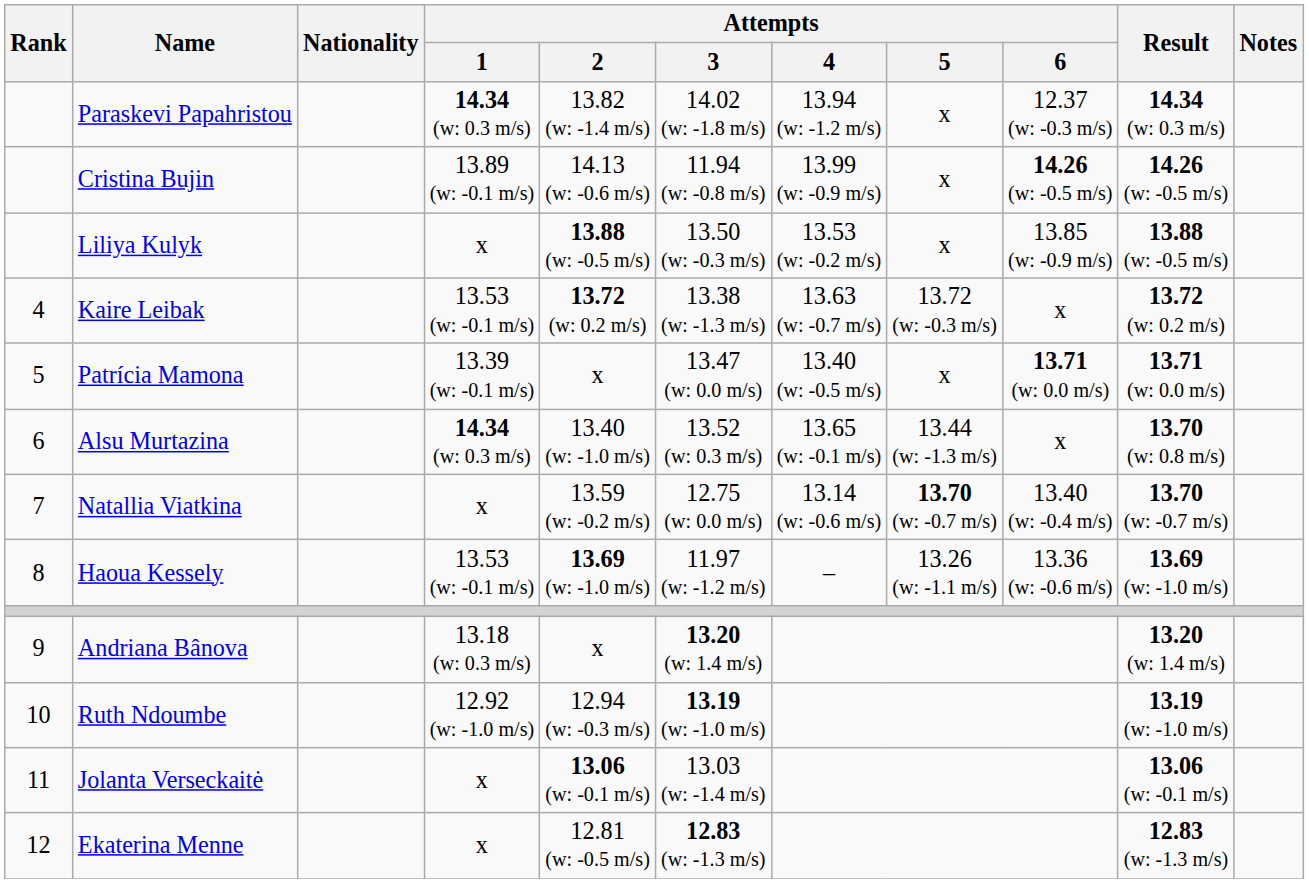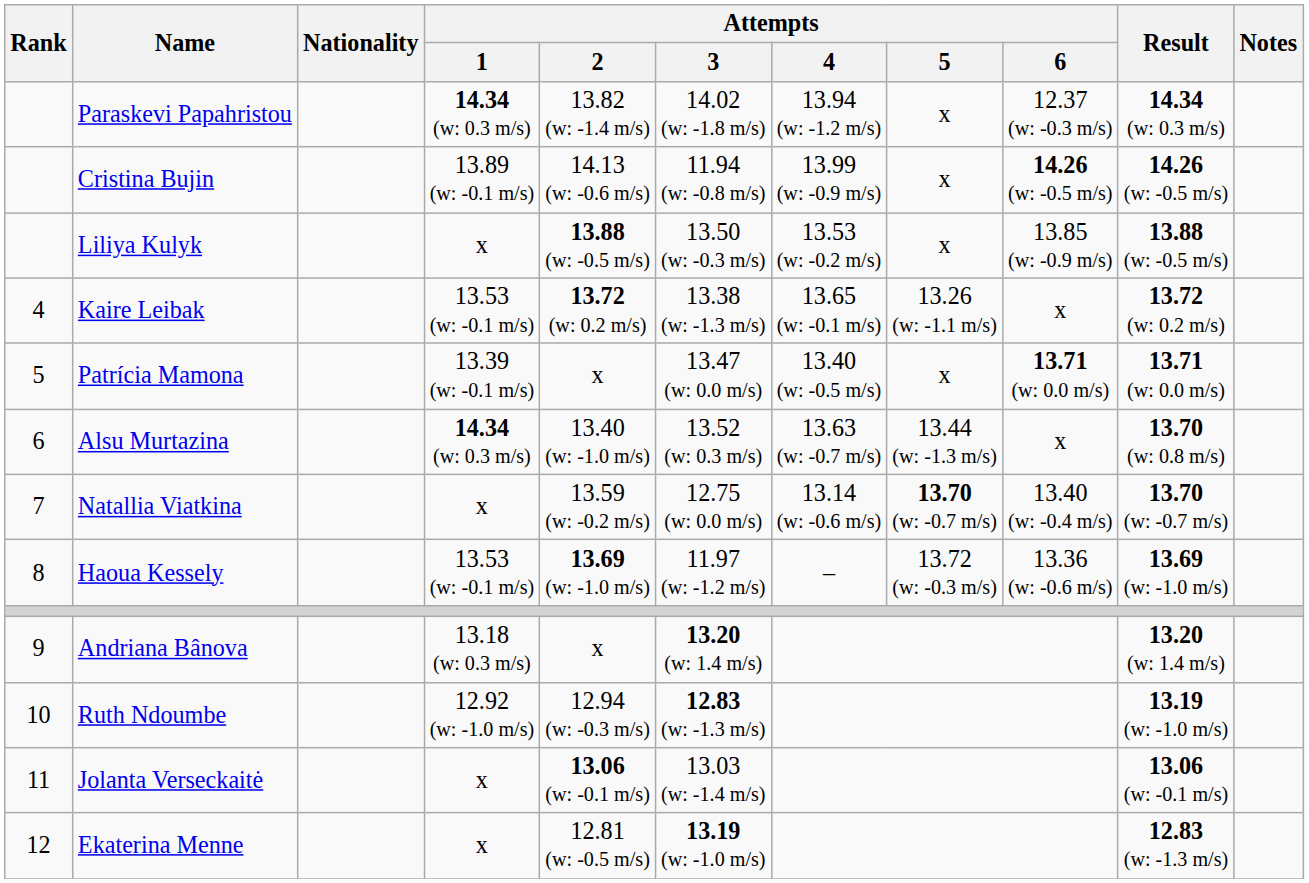(829, 310) 13.63 (w: -0.7 m/s) -> (829, 310) 13.65 (w: -0.1 m/s)
(945, 310) 13.72 (w: -0.3 m/s) -> (945, 310) 13.26 (w: -1.1 m/s)
(829, 441) 13.65 (w: -0.1 m/s) -> (829, 441) 13.63 (w: -0.7 m/s)
(945, 572) 13.26 (w: -1.1 m/s) -> (945, 572) 13.72 (w: -0.3 m/s)
(713, 714) 13.19 (w: -1.0 m/s) -> (713, 714) 12.83 (w: -1.3 m/s)
(713, 845) 12.83 (w: -1.3 m/s) -> (713, 845) 13.19 (w: -1.0 m/s)
